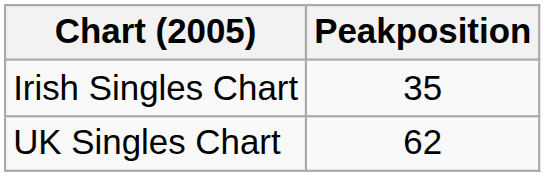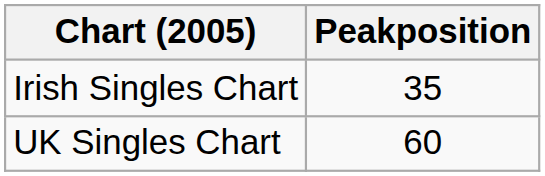(423, 142) 62 -> (423, 142) 60
